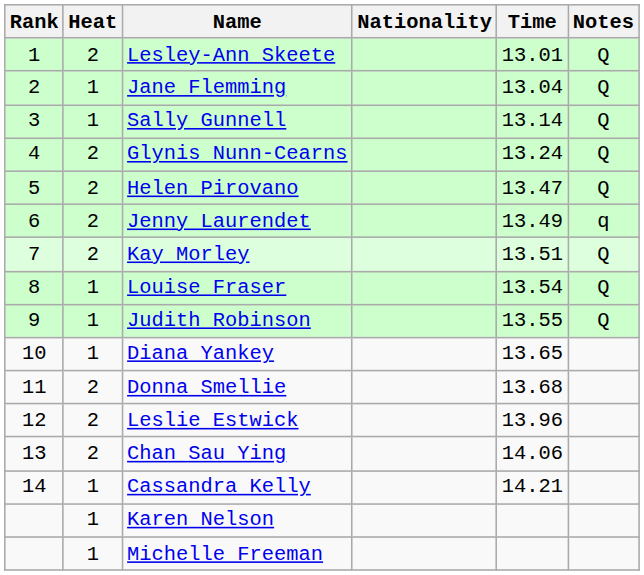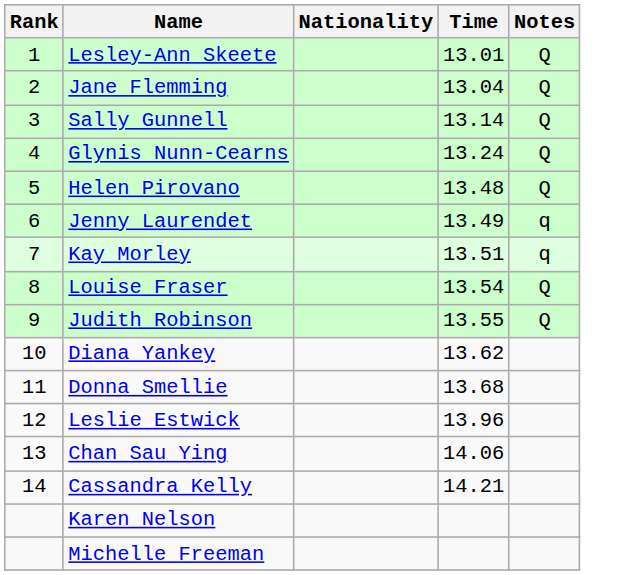- column: (93, 21)
(532, 188) 13.47 -> (474, 188) 13.48
(603, 254) Q -> (545, 254) q
(532, 354) 13.65 -> (474, 354) 13.62
